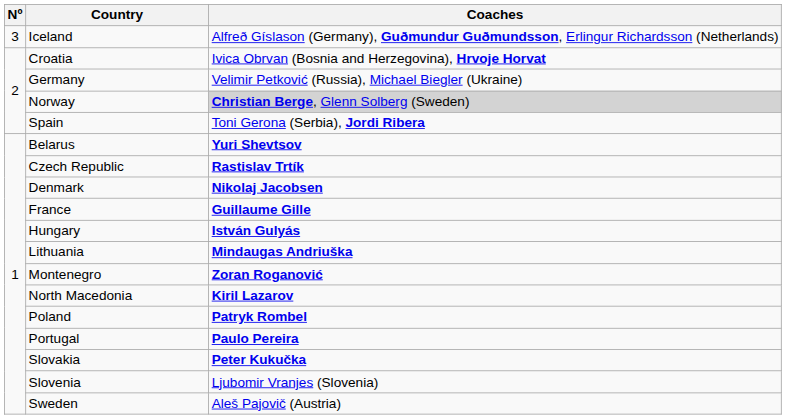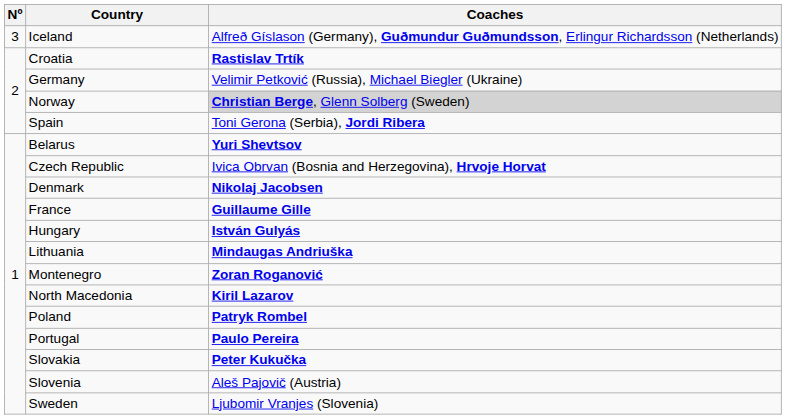(379, 58) Ivica Obrvan (Bosnia and Herzegovina), Hrvoje Horvat -> (258, 58) Rastislav Trtík
(258, 166) Rastislav Trtík -> (379, 166) Ivica Obrvan (Bosnia and Herzegovina), Hrvoje Horvat
(295, 381) Ljubomir Vranjes (Slovenia) -> (276, 381) Aleš Pajovič (Austria)
(276, 403) Aleš Pajovič (Austria) -> (295, 403) Ljubomir Vranjes (Slovenia)
